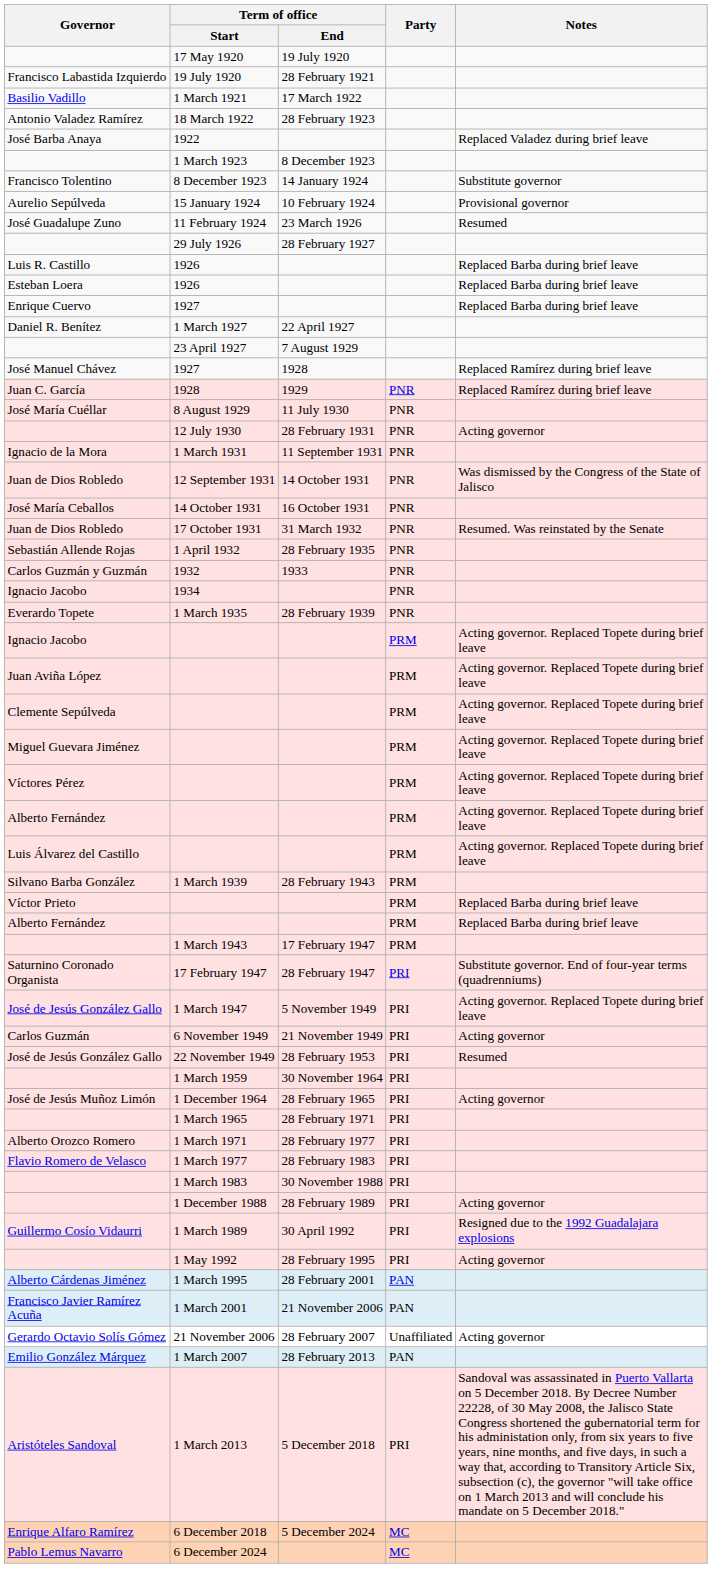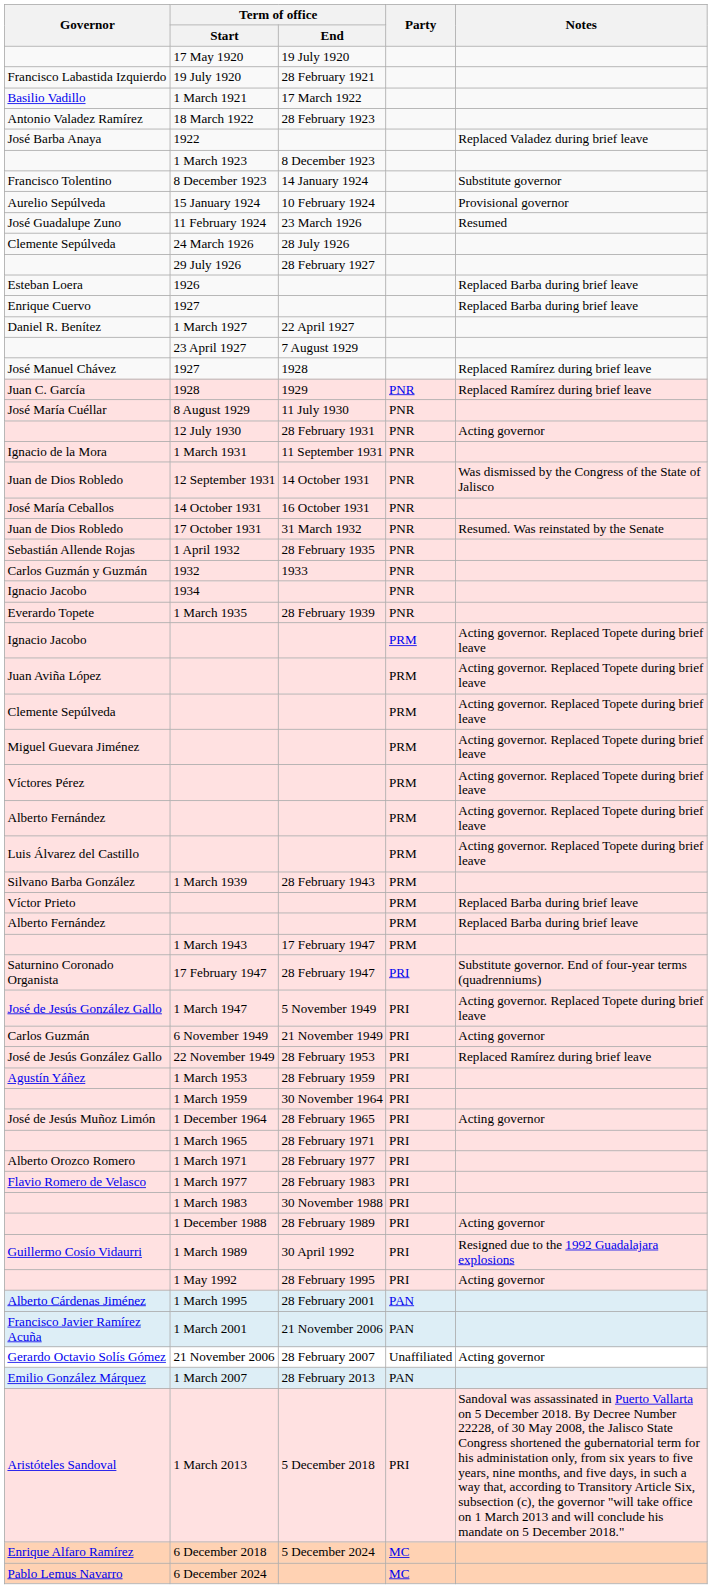+ row: (62, 243)
- row: (49, 264)
(483, 1057) Resumed -> (555, 1057) Replaced Ramírez during brief leave
+ row: (46, 1078)
